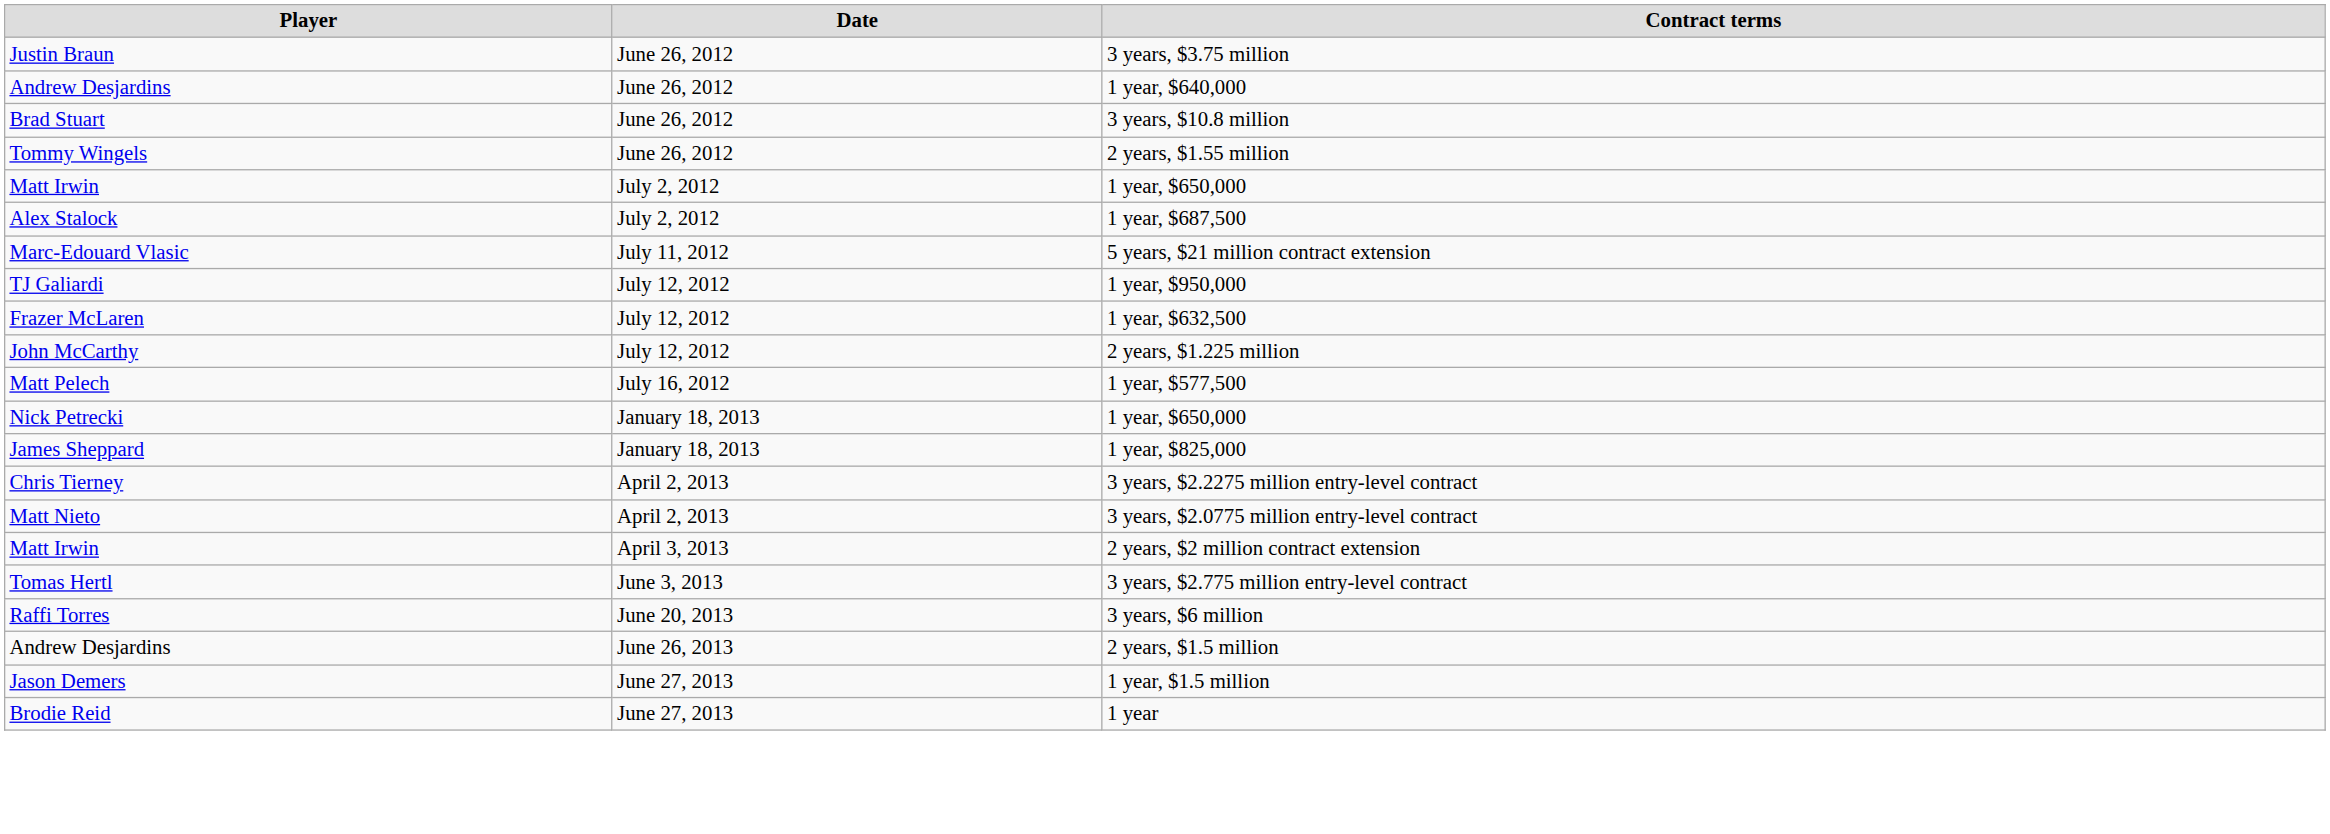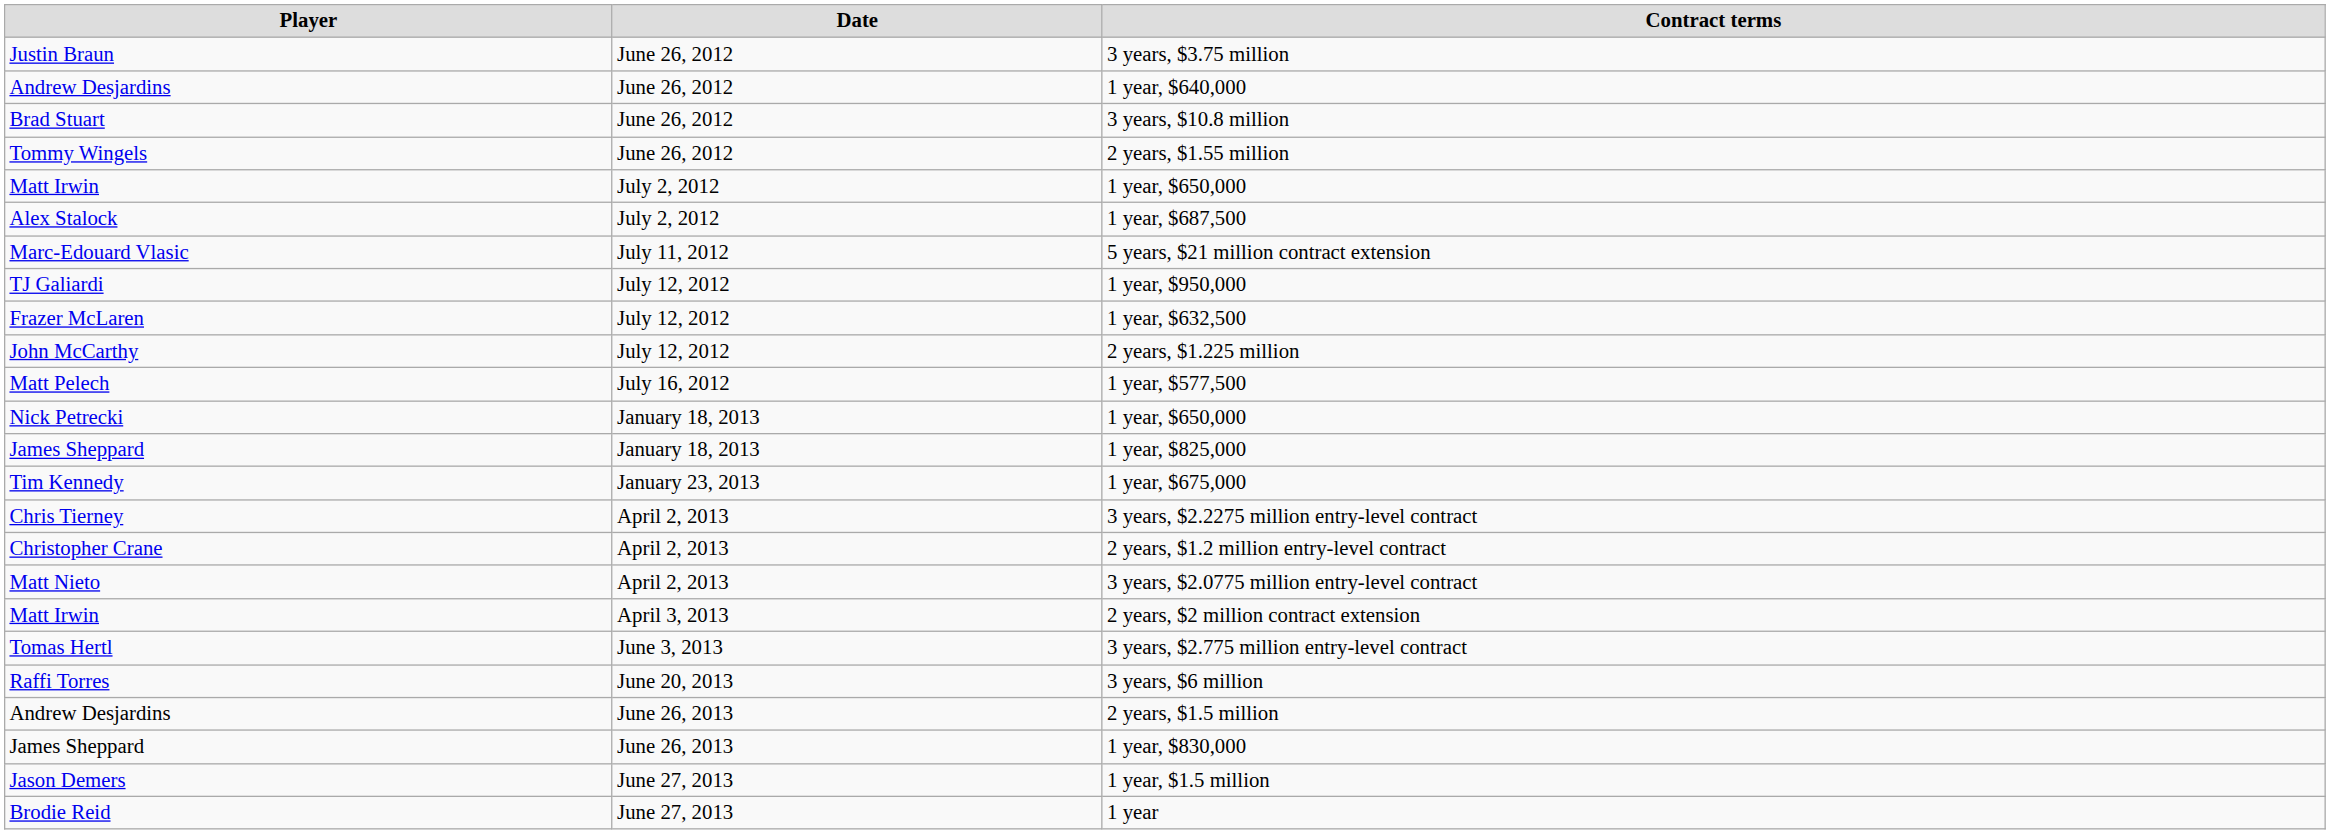+ row: (67, 482)
+ row: (86, 548)
+ row: (77, 746)
